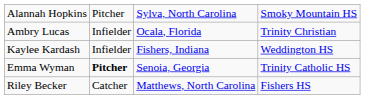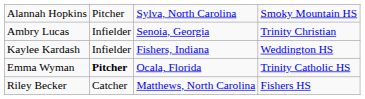(169, 31) Ocala, Florida -> (173, 31) Senoia, Georgia
(173, 67) Senoia, Georgia -> (169, 67) Ocala, Florida
